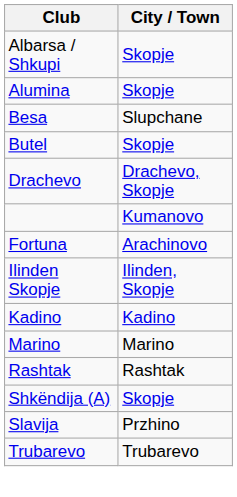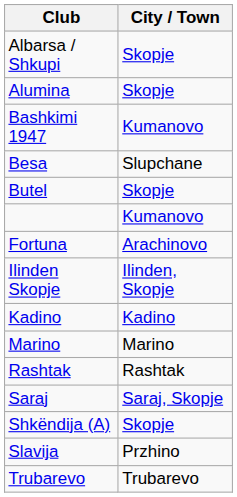+ row: (43, 127)
- row: (45, 181)
+ row: (28, 397)
